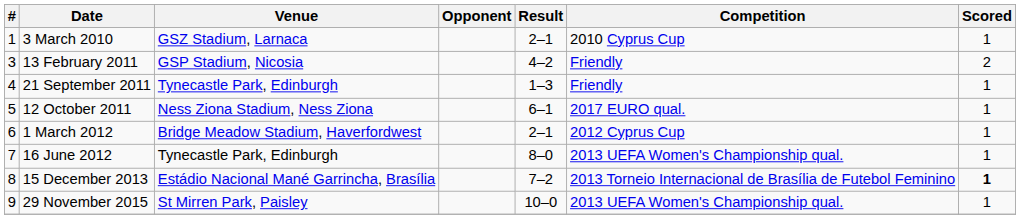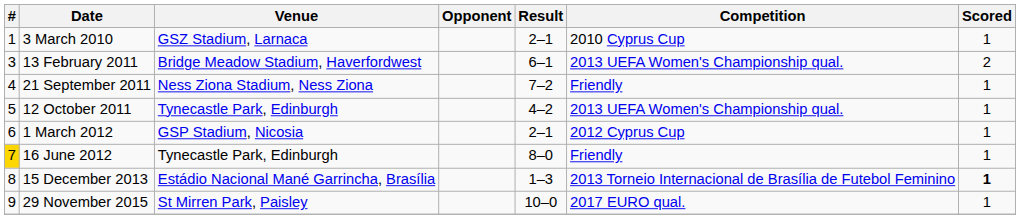(231, 62) GSP Stadium, Nicosia -> (290, 62) Bridge Meadow Stadium, Haverfordwest
(541, 62) 4–2 -> (541, 62) 6–1
(596, 62) Friendly -> (707, 62) 2013 UEFA Women's Championship qual.
(248, 86) Tynecastle Park, Edinburgh -> (265, 86) Ness Ziona Stadium, Ness Ziona
(541, 86) 1–3 -> (541, 86) 7–2
(265, 109) Ness Ziona Stadium, Ness Ziona -> (248, 109) Tynecastle Park, Edinburgh
(541, 109) 6–1 -> (541, 109) 4–2
(628, 109) 2017 EURO qual. -> (707, 109) 2013 UEFA Women's Championship qual.
(290, 132) Bridge Meadow Stadium, Haverfordwest -> (231, 132) GSP Stadium, Nicosia
(12, 156) no background -> (12, 156) gold background
(707, 156) 2013 UEFA Women's Championship qual. -> (596, 156) Friendly
(541, 179) 7–2 -> (541, 179) 1–3
(707, 202) 2013 UEFA Women's Championship qual. -> (628, 202) 2017 EURO qual.
